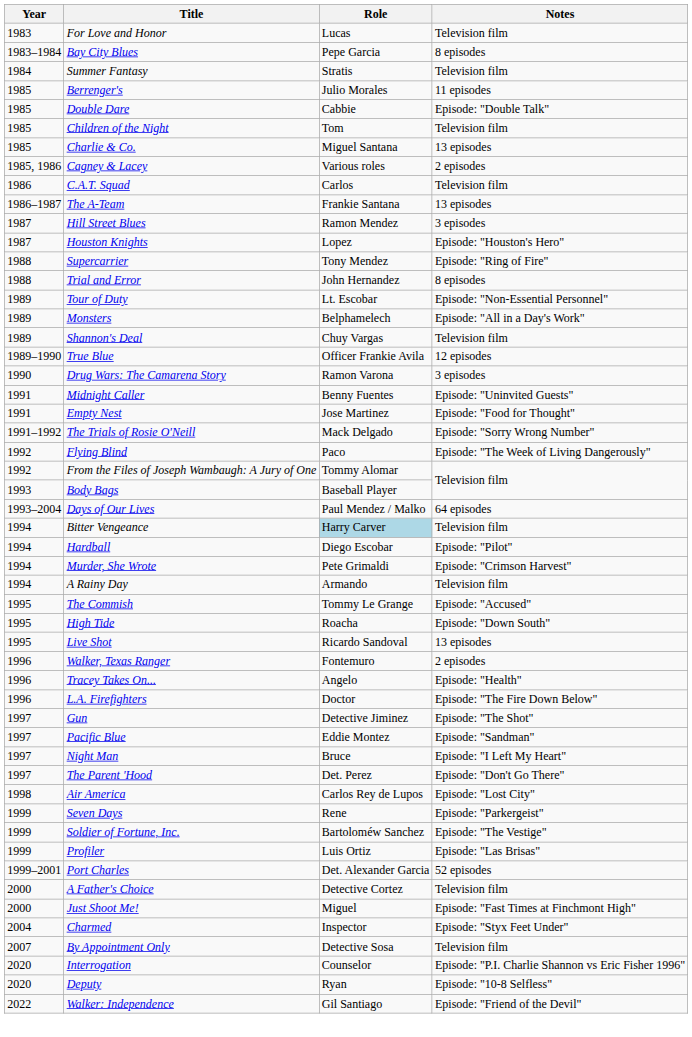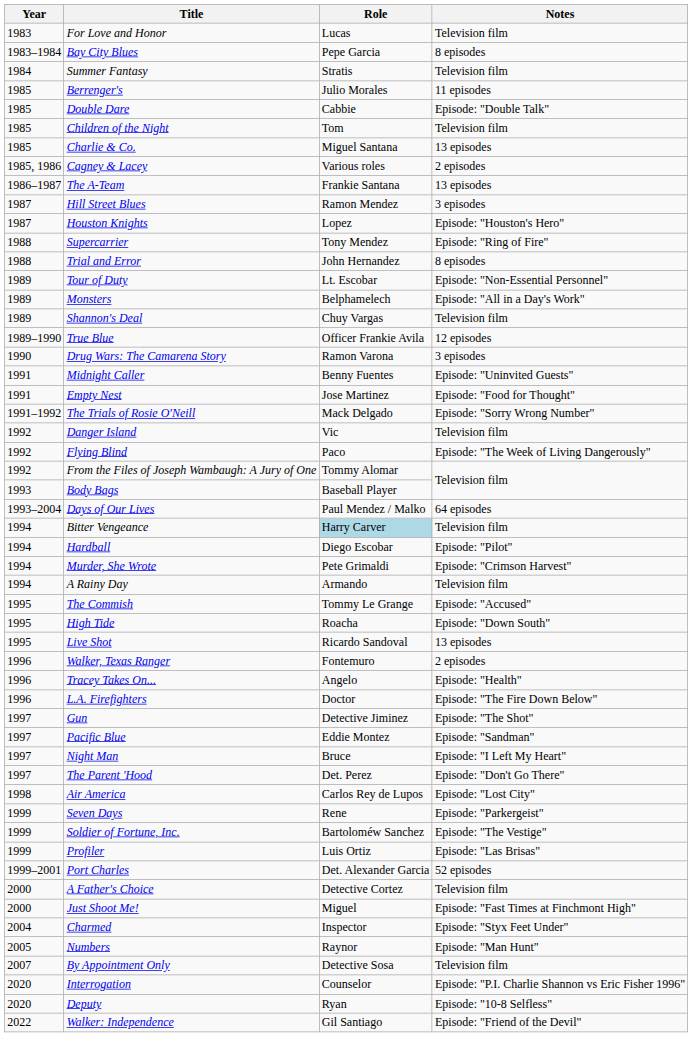- row: (98, 185)
+ row: (102, 432)
+ row: (88, 946)
